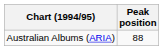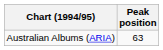(138, 38) 88 -> (138, 38) 63
